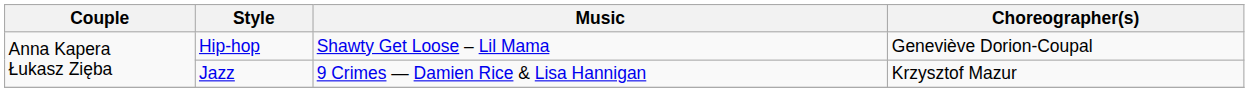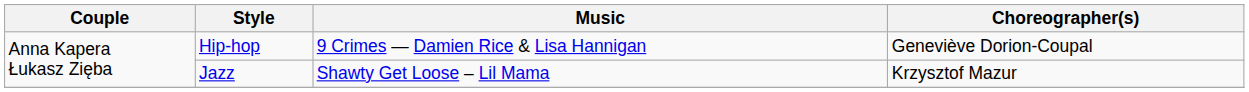(433, 45) Shawty Get Loose – Lil Mama -> (481, 45) 9 Crimes — Damien Rice & Lisa Hannigan
(481, 73) 9 Crimes — Damien Rice & Lisa Hannigan -> (433, 73) Shawty Get Loose – Lil Mama
